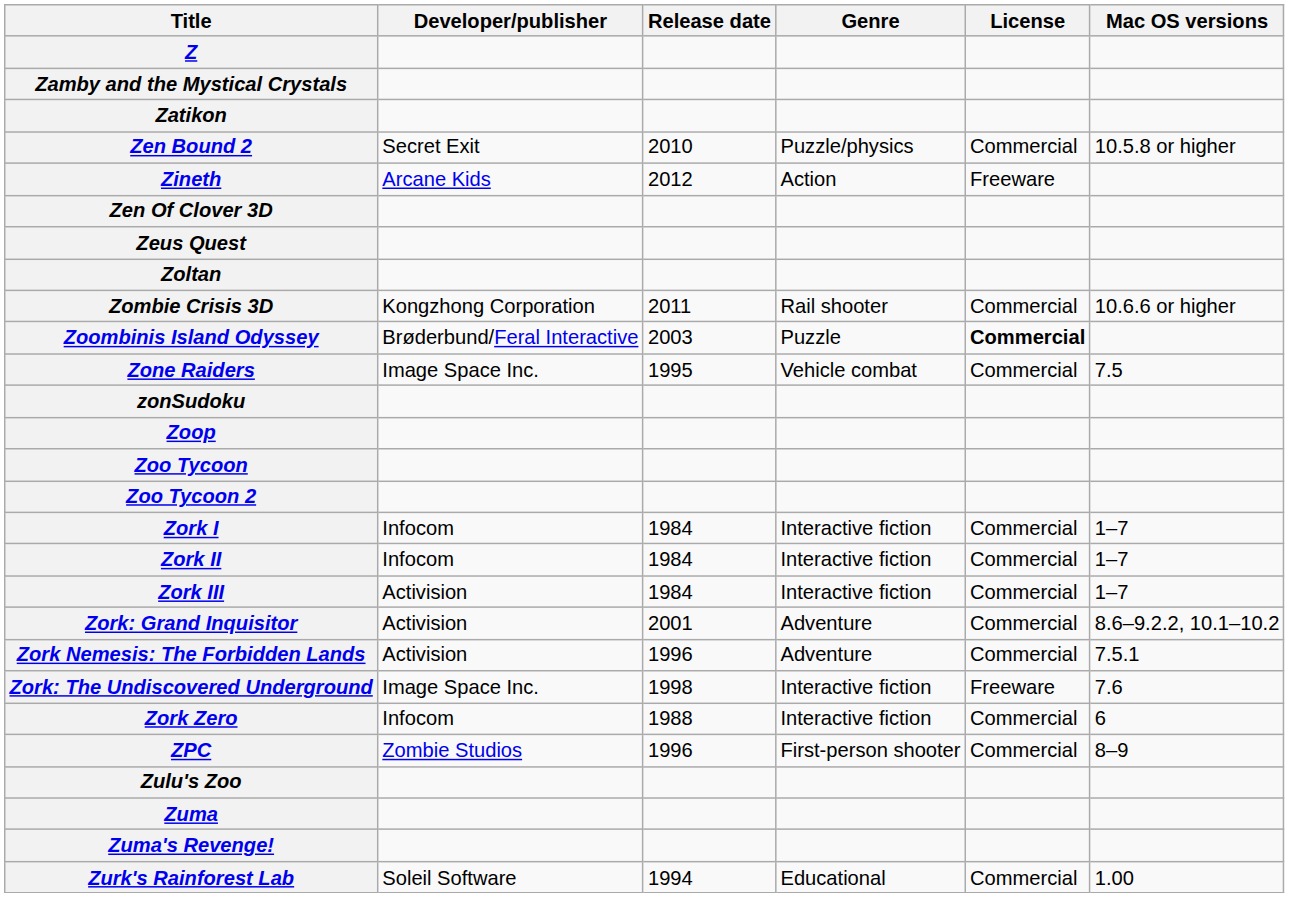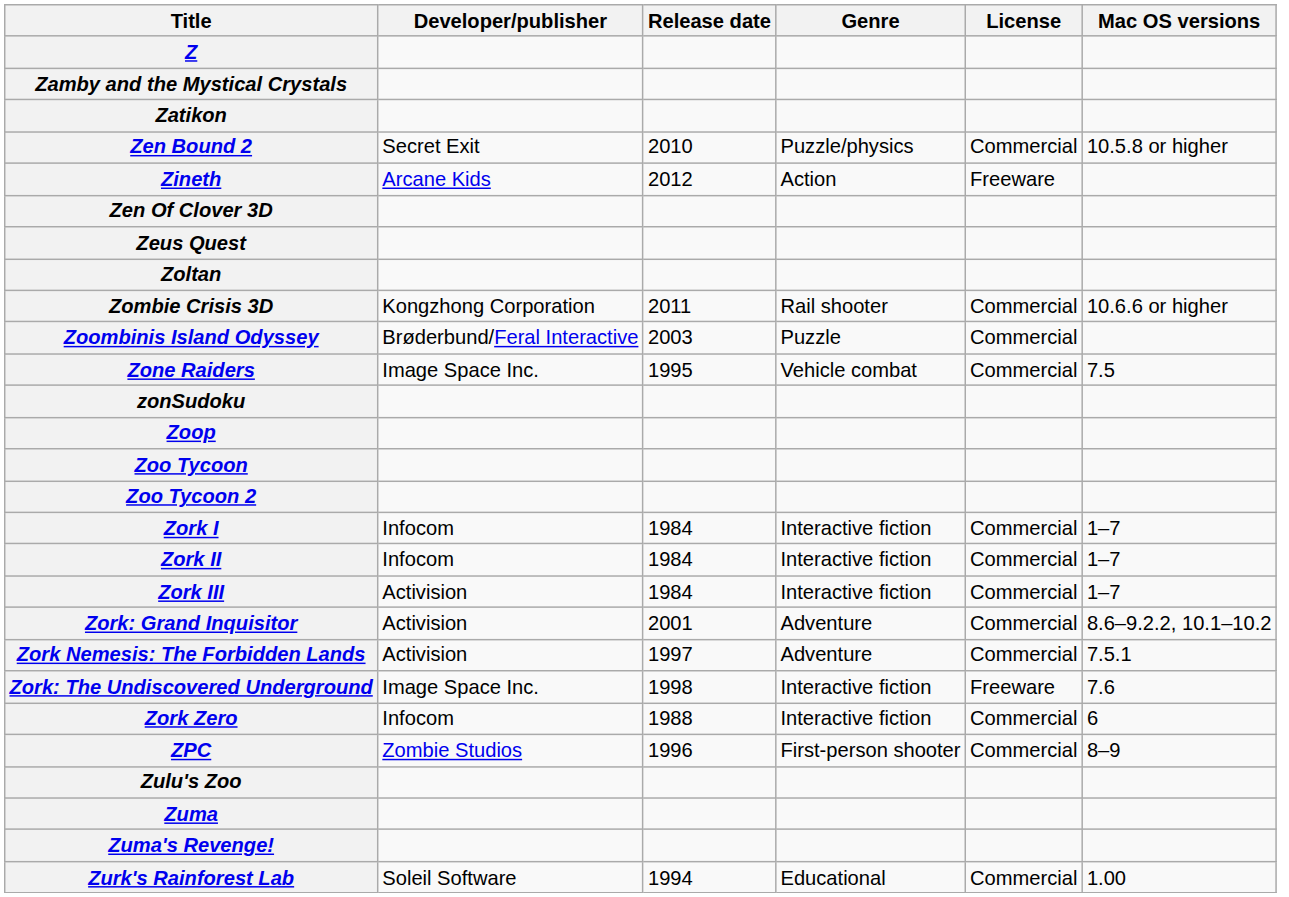(1028, 337) bold -> (1024, 337) normal
(670, 655) 1996 -> (670, 655) 1997
